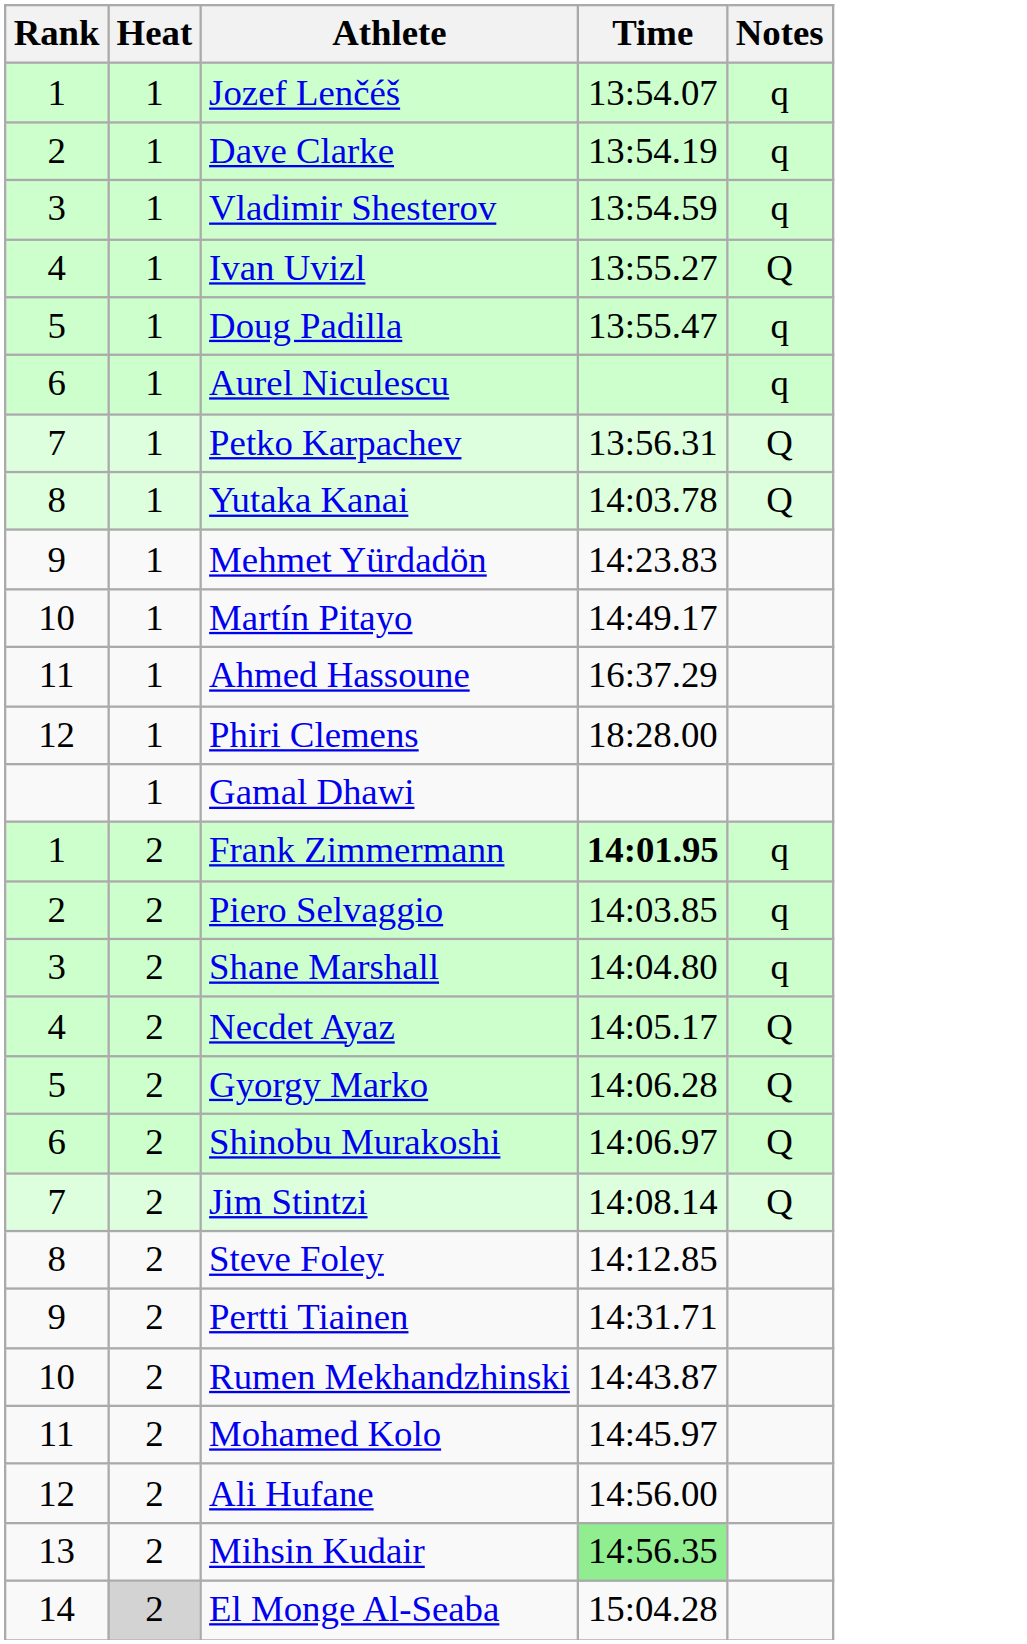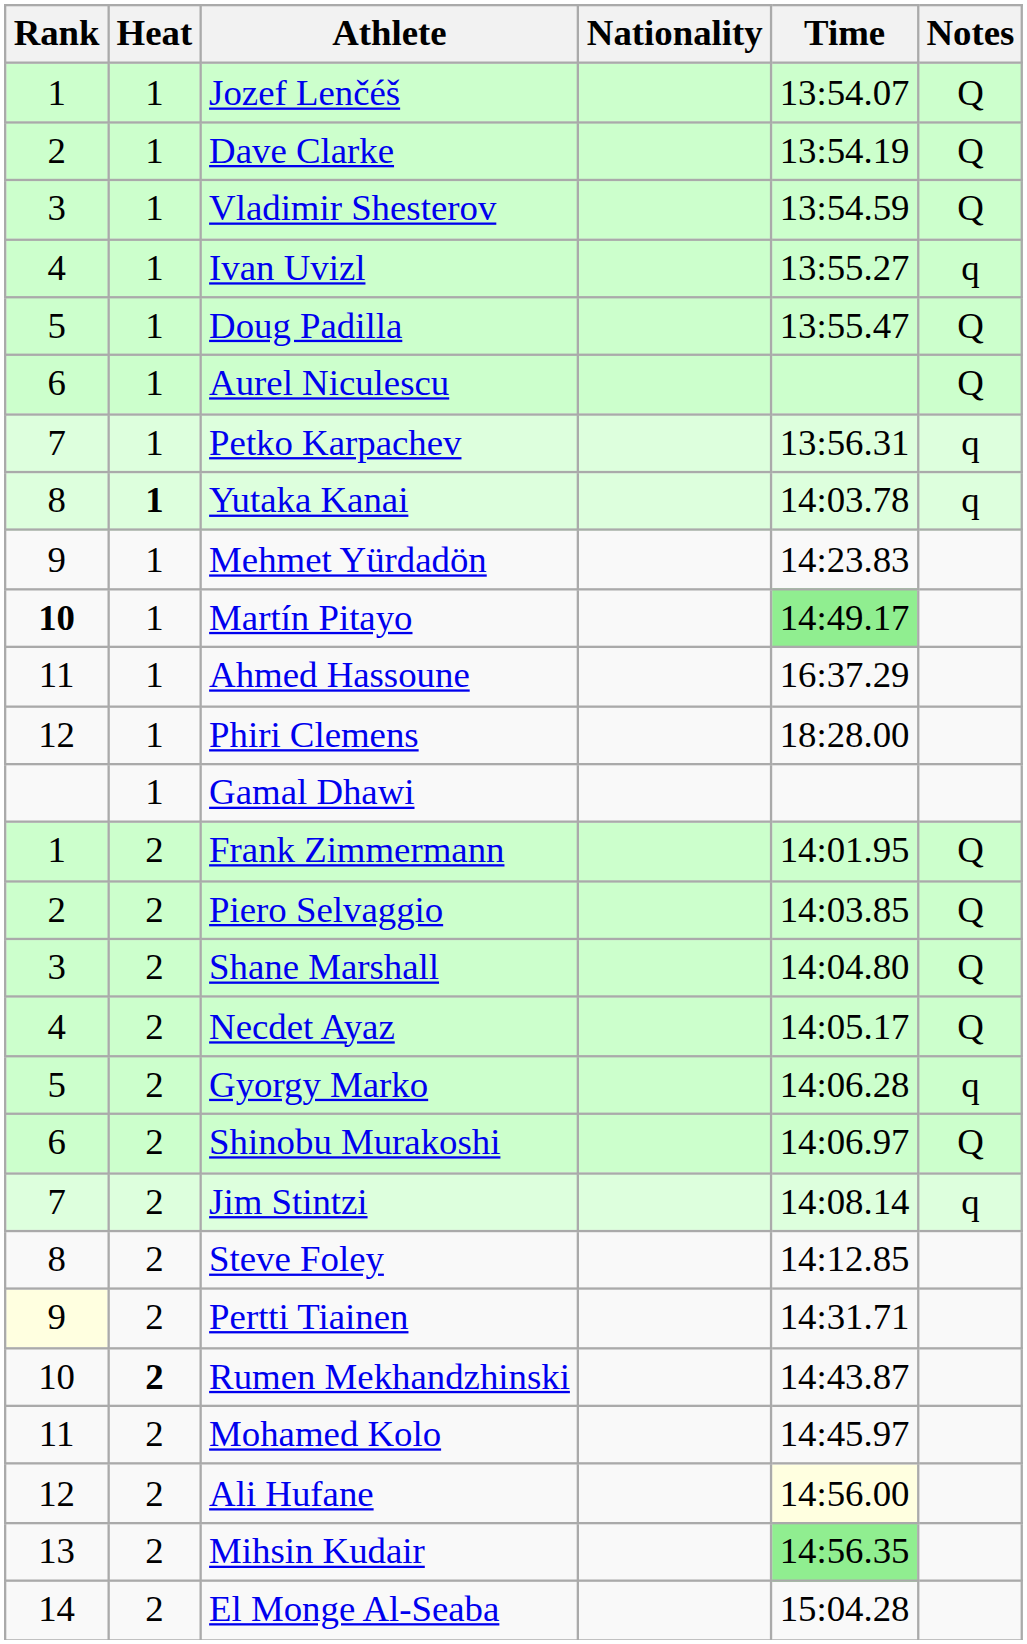+ column: (675, 33)
(780, 92) q -> (970, 92) Q
(780, 150) q -> (970, 150) Q
(780, 208) q -> (970, 208) Q
(780, 267) Q -> (970, 267) q
(780, 325) q -> (970, 325) Q
(780, 383) q -> (970, 383) Q
(780, 442) Q -> (970, 442) q
(154, 500) normal -> (154, 500) bold
(780, 500) Q -> (970, 500) q
(57, 617) normal -> (57, 617) bold
(653, 617) no background -> (845, 617) lightgreen background
(653, 850) bold -> (845, 850) normal
(780, 850) q -> (970, 850) Q
(780, 909) q -> (970, 909) Q
(780, 967) q -> (970, 967) Q
(780, 1084) Q -> (970, 1084) q
(780, 1200) Q -> (970, 1200) q
(57, 1317) no background -> (57, 1317) lightyellow background
(154, 1376) normal -> (154, 1376) bold
(653, 1492) no background -> (845, 1492) lightyellow background
(154, 1609) lightgrey background -> (154, 1609) no background
